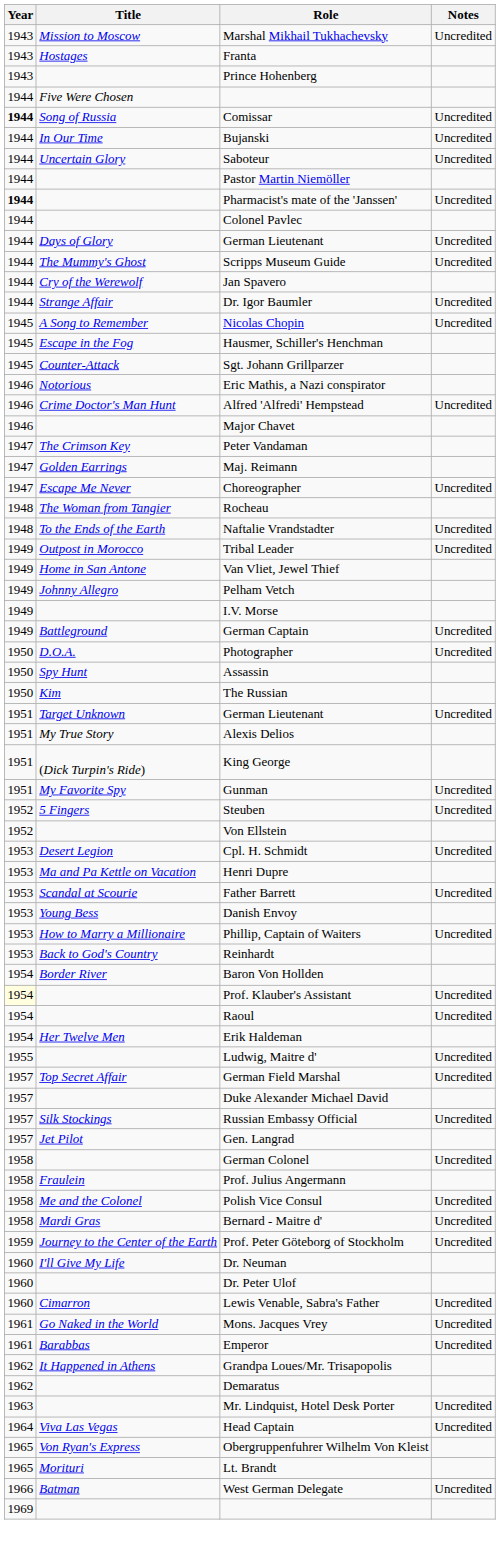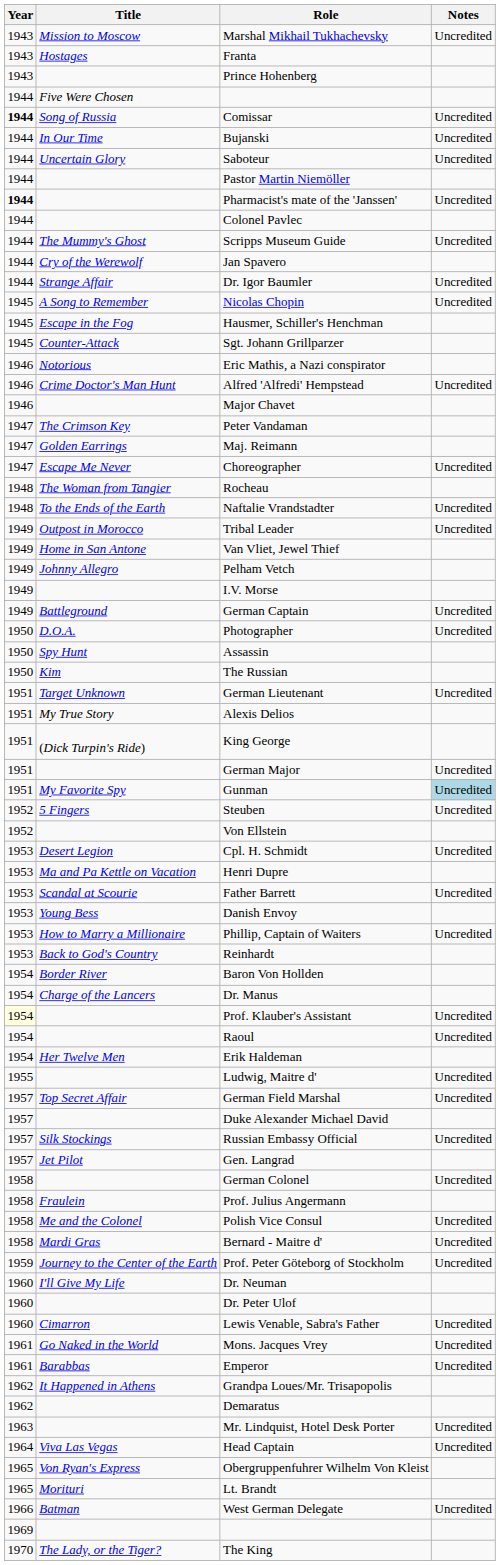- row: (76, 240)
+ row: (128, 769)
(463, 789) no background -> (463, 789) lightblue background
+ row: (97, 995)
+ row: (100, 1550)
